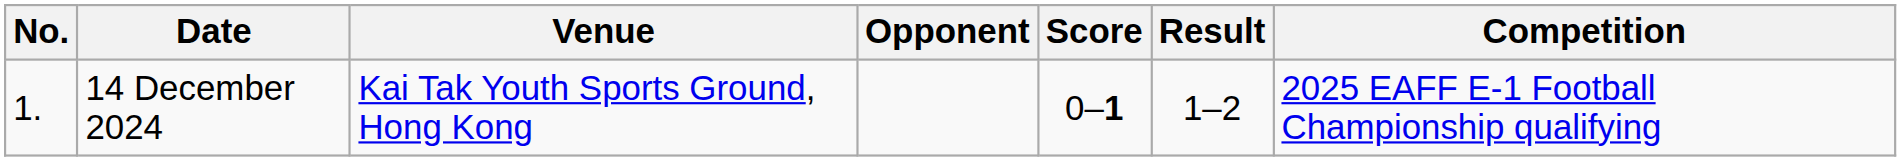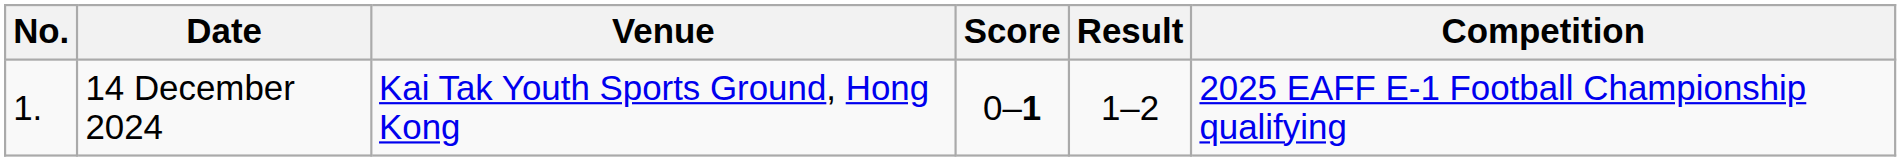- column: (947, 32)
